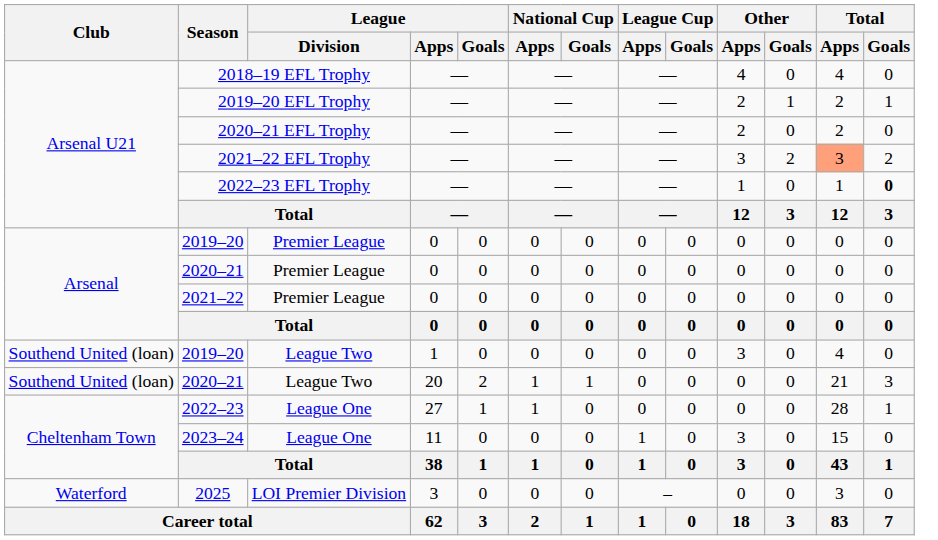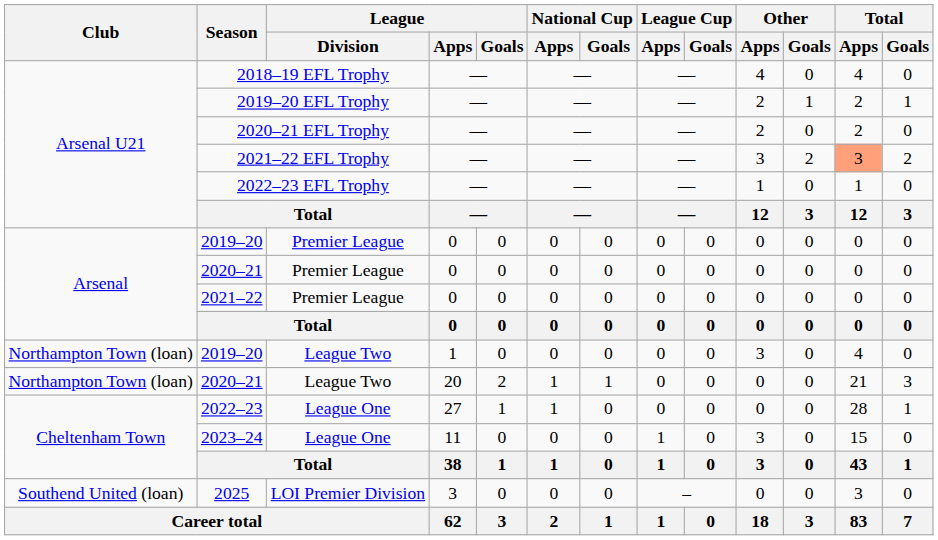(889, 185) bold -> (908, 185) normal
(91, 353) Southend United (loan) -> (101, 353) Northampton Town (loan)
(91, 381) Southend United (loan) -> (101, 381) Northampton Town (loan)
(91, 492) Waterford -> (101, 492) Southend United (loan)
